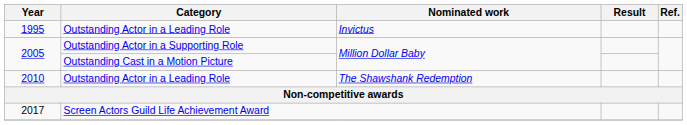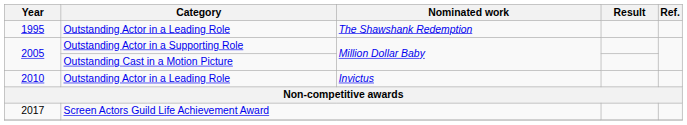(356, 29) Invictus -> (405, 29) The Shawshank Redemption
(405, 78) The Shawshank Redemption -> (356, 78) Invictus
